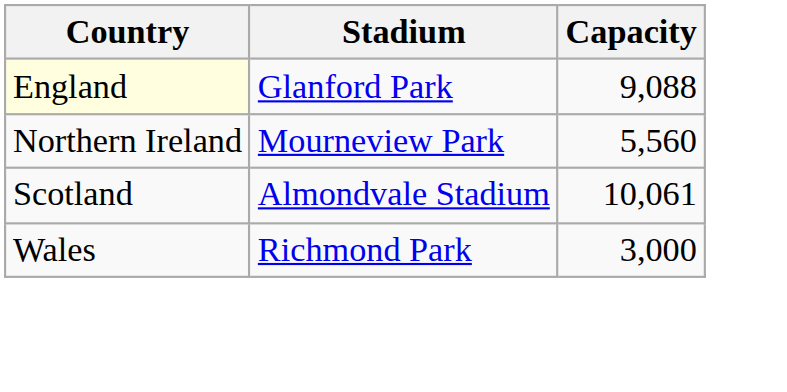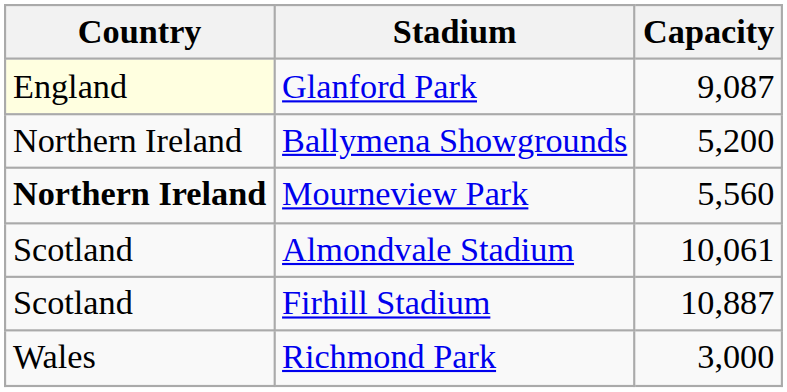(658, 85) 9,088 -> (736, 85) 9,087
+ row: (455, 140)
(128, 140) normal -> (140, 194) bold
+ row: (386, 303)
